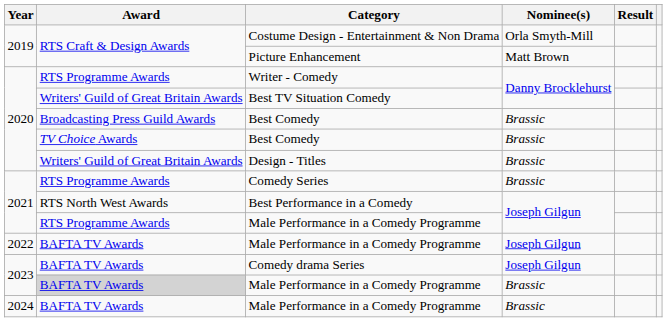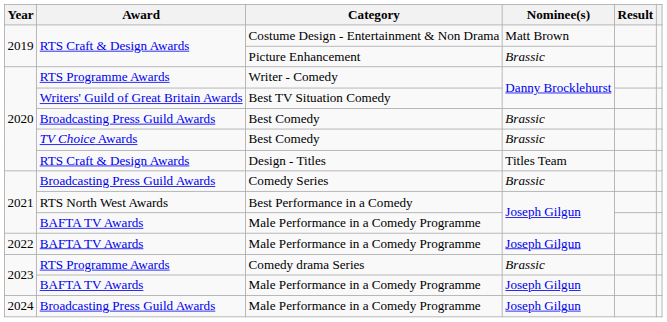(549, 35) Orla Smyth-Mill -> (537, 35) Matt Brown
(537, 56) Matt Brown -> (525, 56) Brassic
(141, 160) Writers' Guild of Great Britain Awards -> (115, 160) RTS Craft & Design Awards
(525, 160) Brassic -> (536, 160) Titles Team
(105, 181) RTS Programme Awards -> (127, 181) Broadcasting Press Guild Awards
(105, 222) RTS Programme Awards -> (92, 222) BAFTA TV Awards
(92, 264) BAFTA TV Awards -> (105, 264) RTS Programme Awards
(543, 264) Joseph Gilgun -> (525, 264) Brassic
(92, 285) lightgrey background -> (92, 285) no background
(525, 285) Brassic -> (543, 285) Joseph Gilgun
(92, 306) BAFTA TV Awards -> (127, 306) Broadcasting Press Guild Awards
(525, 306) Brassic -> (543, 306) Joseph Gilgun
